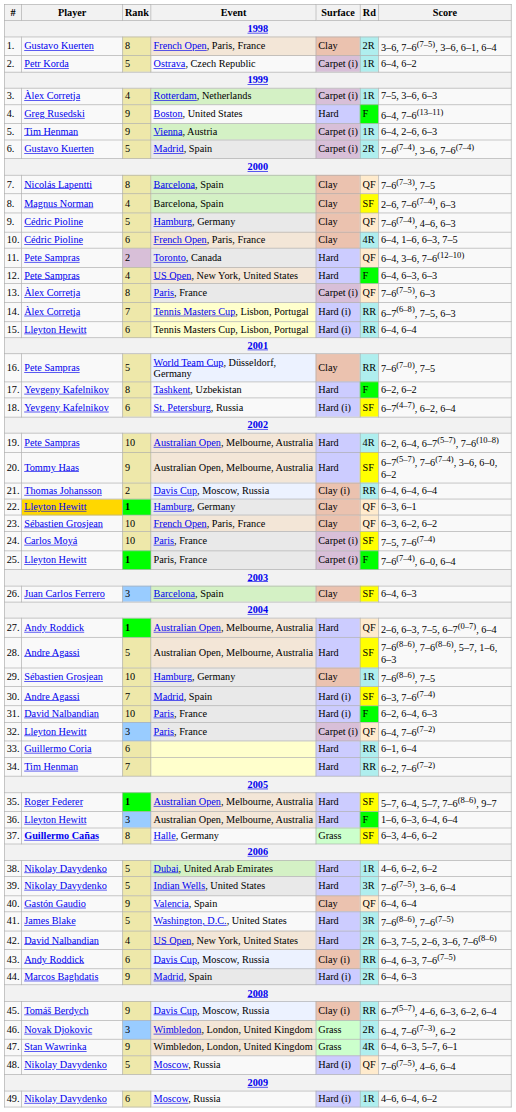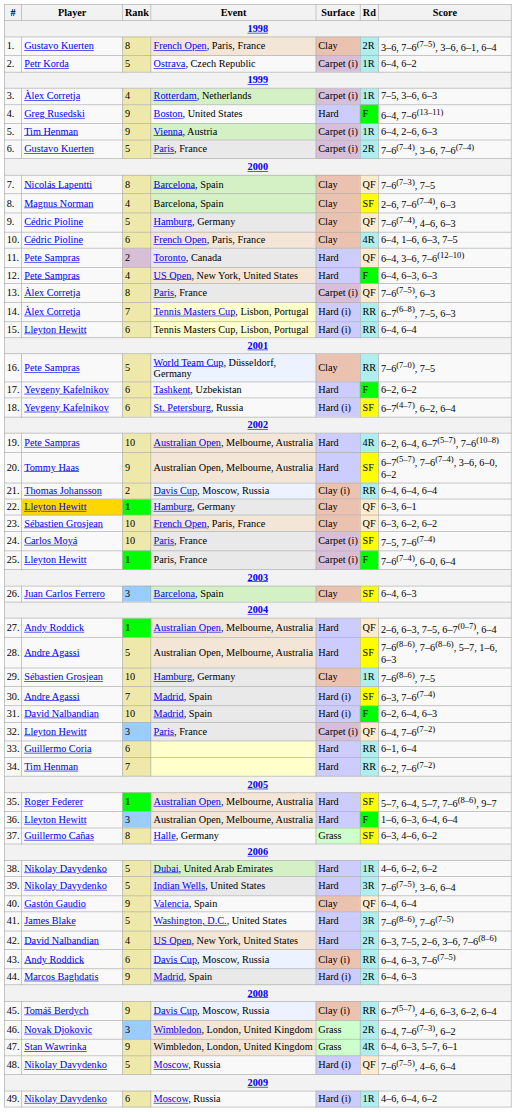(183, 149) Madrid, Spain -> (180, 149) Paris, France
(127, 390) 8 -> (127, 390) 6
(180, 714) Paris, France -> (183, 714) Madrid, Spain
(62, 836) bold -> (59, 836) normal
